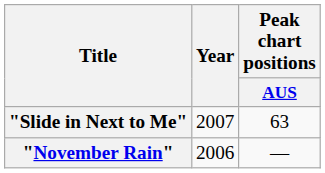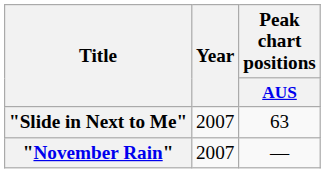(215, 152) 2006 -> (215, 152) 2007
